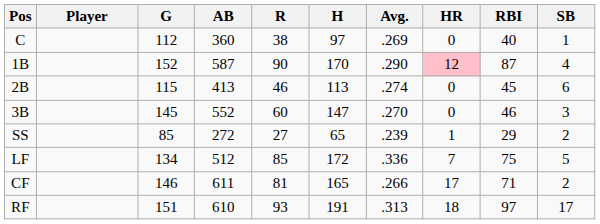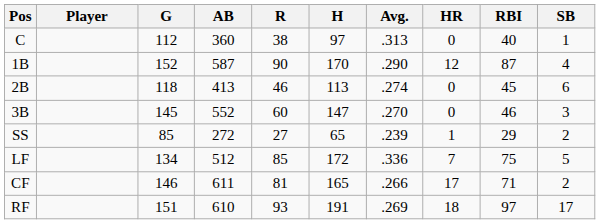(394, 40) .269 -> (394, 40) .313
(452, 64) pink background -> (452, 64) no background
(166, 87) 115 -> (166, 87) 118
(394, 207) .313 -> (394, 207) .269
